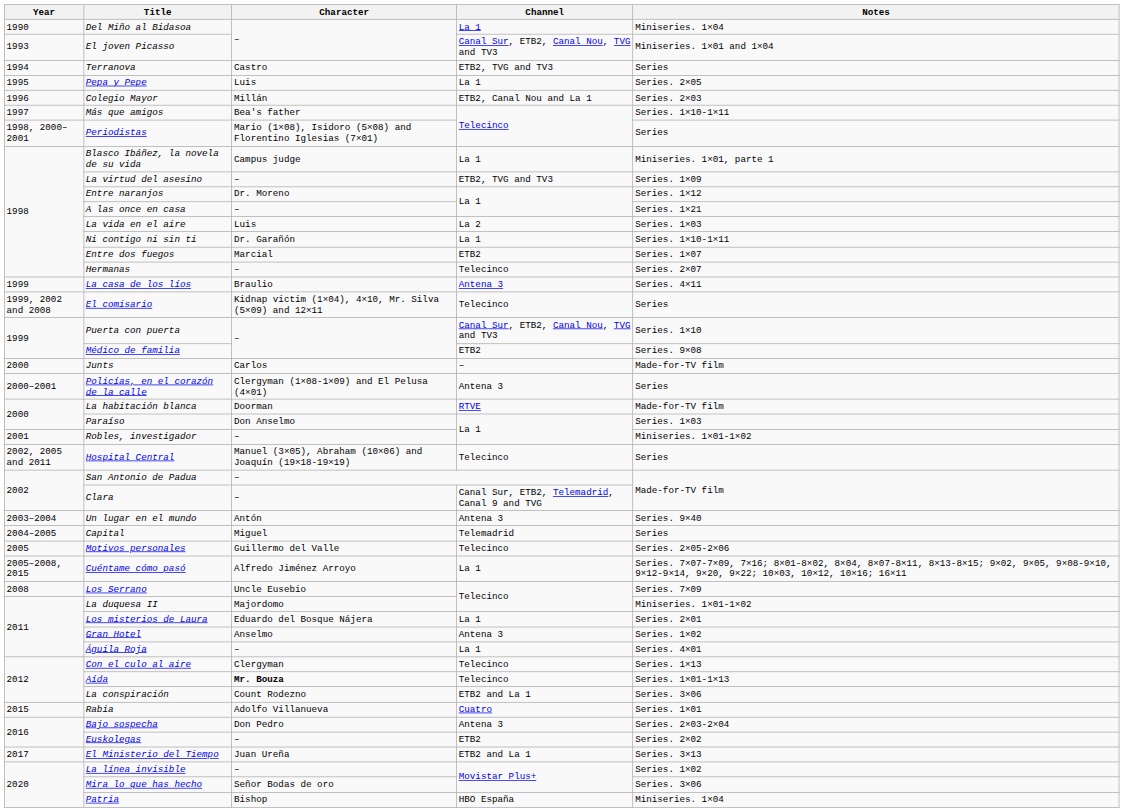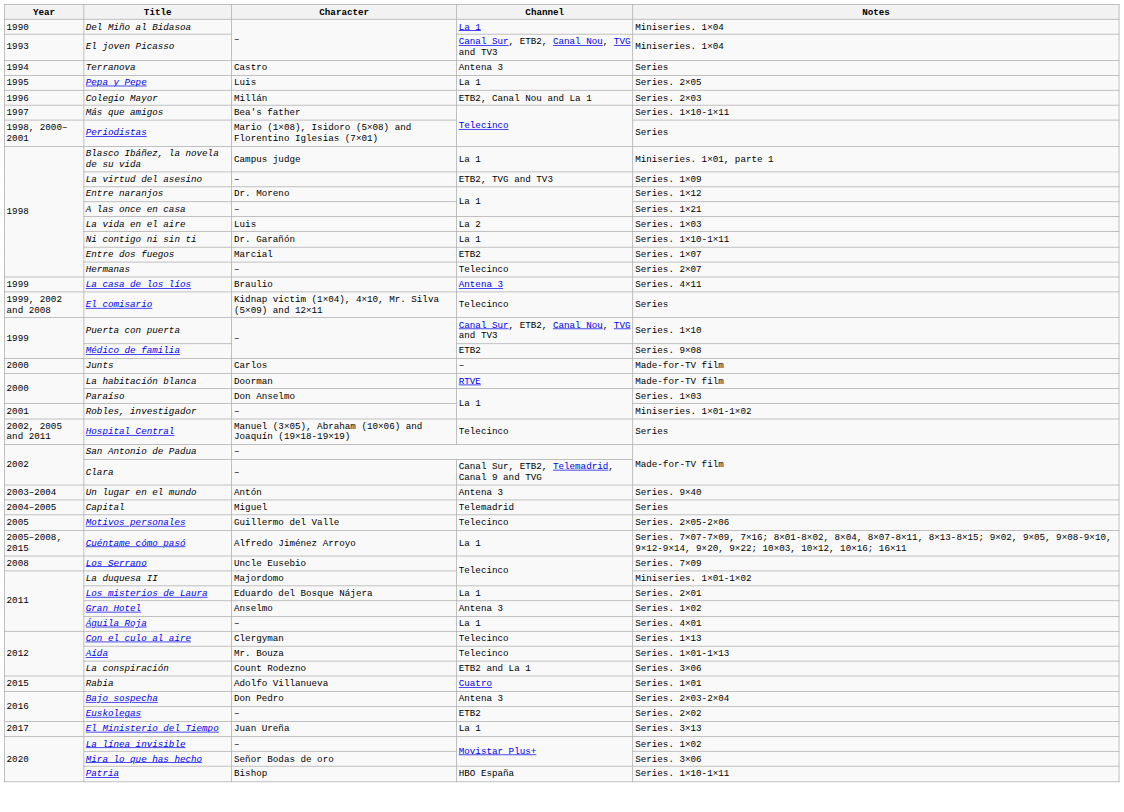(704, 47) Miniseries. 1×01 and 1×04 -> (679, 47) Miniseries. 1×04
(506, 68) ETB2, TVG and TV3 -> (481, 68) Antena 3
- row: (149, 386)
(259, 679) bold -> (259, 654) normal
(495, 755) ETB2 and La 1 -> (470, 729) La 1
(679, 800) Miniseries. 1×04 -> (682, 774) Series. 1×10-1×11
